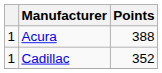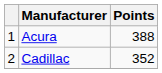(11, 58) 1 -> (11, 58) 2
